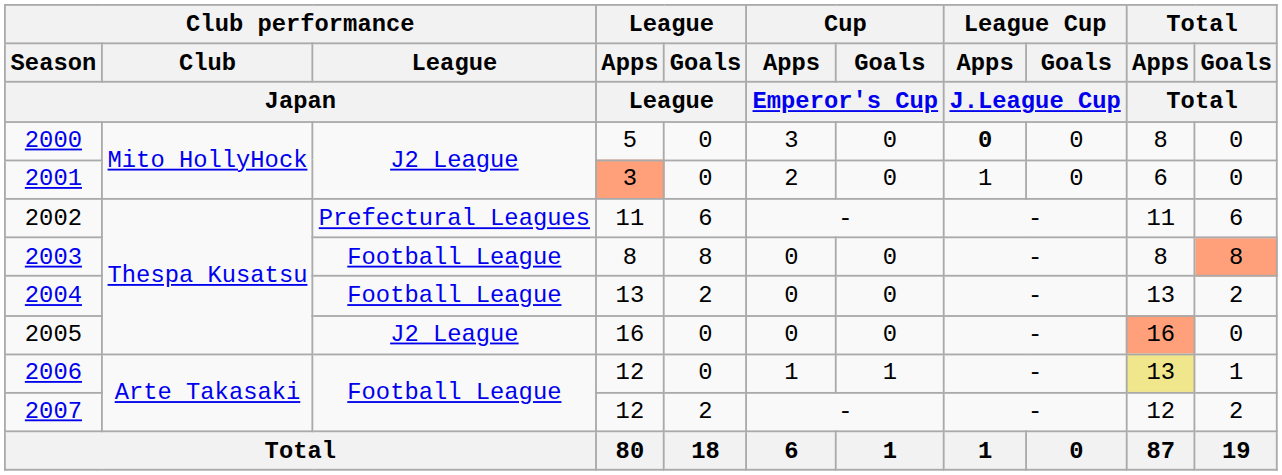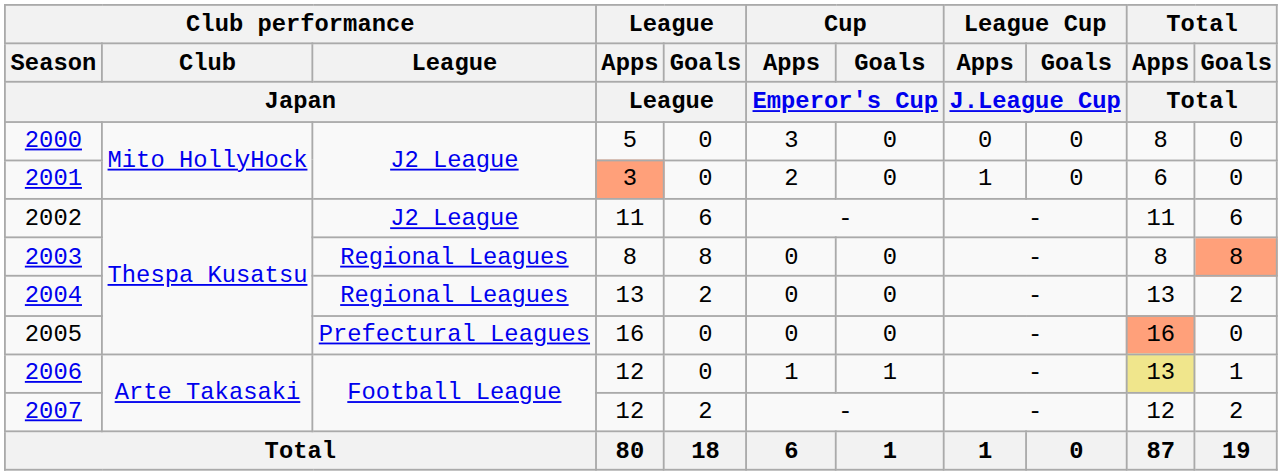(985, 141) bold -> (985, 141) normal
(454, 218) Prefectural Leagues -> (454, 218) J2 League
(454, 257) Football League -> (454, 257) Regional Leagues
(454, 296) Football League -> (454, 296) Regional Leagues
(454, 334) J2 League -> (454, 334) Prefectural Leagues
